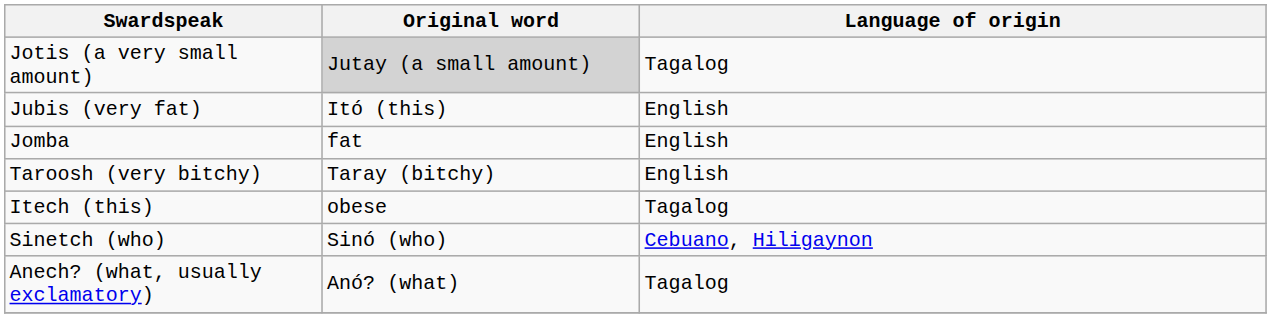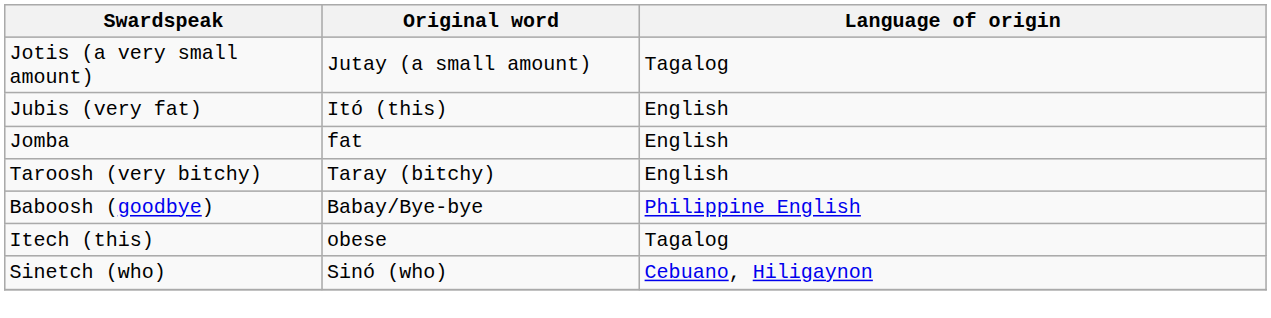(459, 65) lightgrey background -> (459, 65) no background
+ row: (112, 207)
- row: (136, 284)
